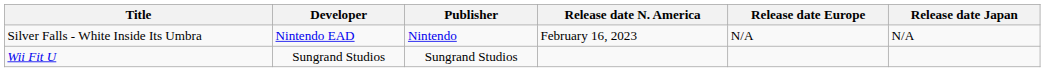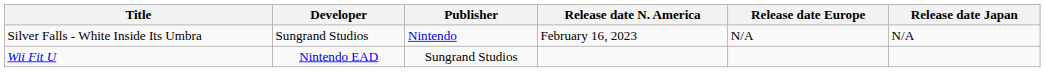(315, 35) Nintendo EAD -> (322, 35) Sungrand Studios
(339, 56) Sungrand Studios -> (339, 56) Nintendo EAD
